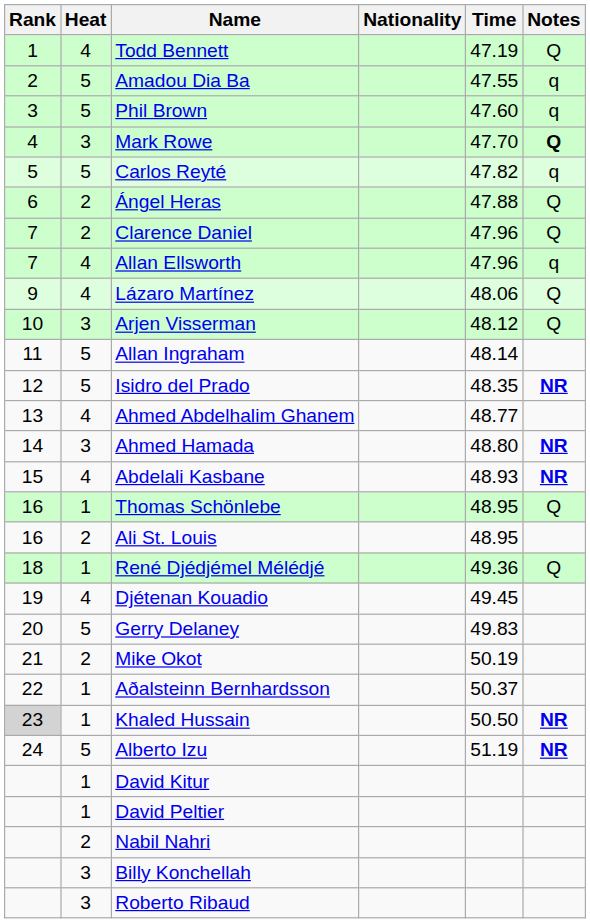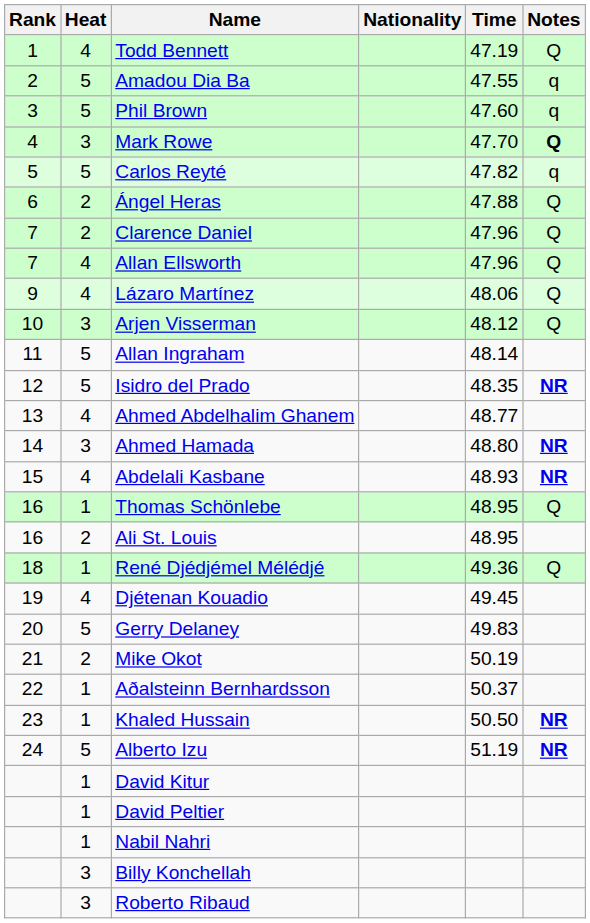(554, 263) q -> (554, 263) Q
(32, 720) lightgrey background -> (32, 720) no background
(86, 841) 2 -> (86, 841) 1
